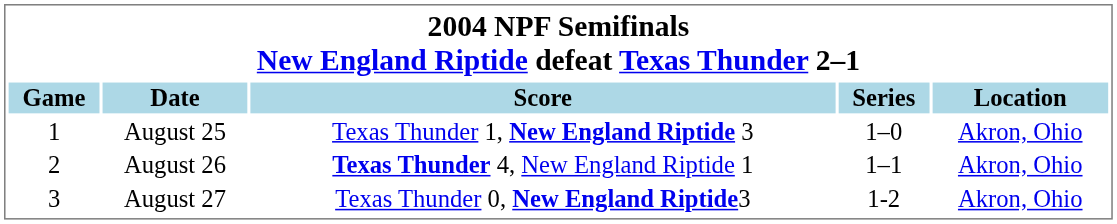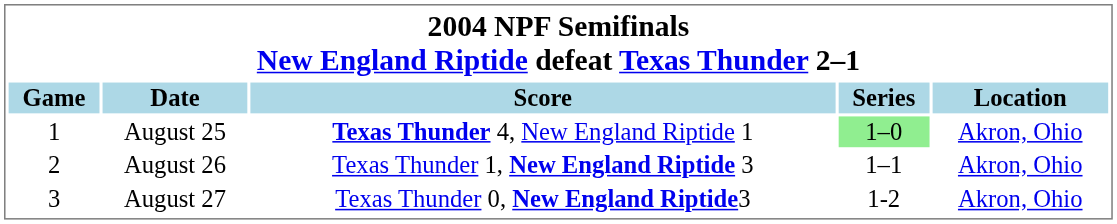(543, 131) Texas Thunder 1, New England Riptide 3 -> (543, 131) Texas Thunder 4, New England Riptide 1
(884, 131) no background -> (884, 131) lightgreen background
(543, 165) Texas Thunder 4, New England Riptide 1 -> (543, 165) Texas Thunder 1, New England Riptide 3
